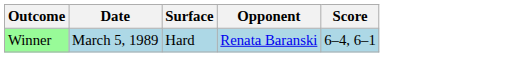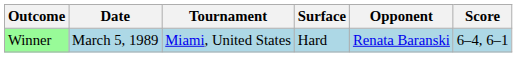+ column: (228, 15)
